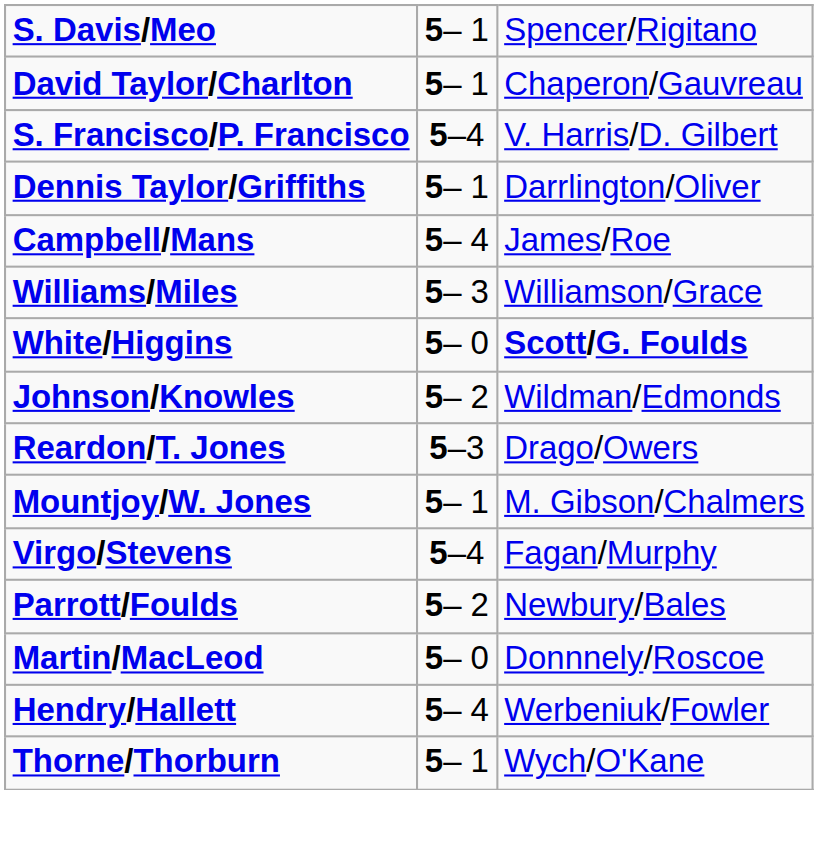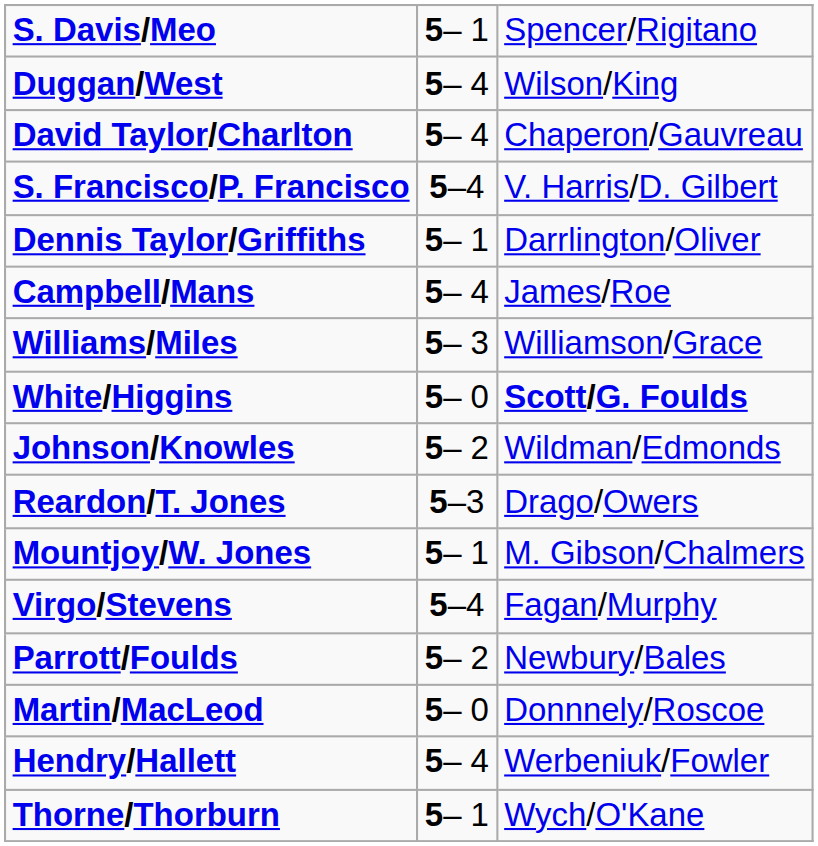+ row: (118, 82)
(457, 82) 5– 1 -> (457, 135) 5– 4
